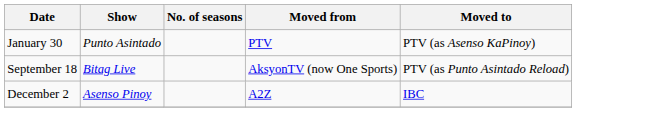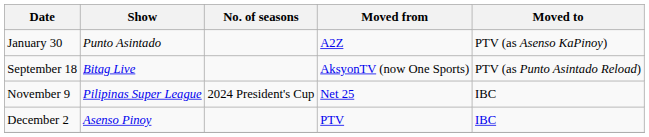(260, 43) PTV -> (332, 43) A2Z
+ row: (39, 94)
(260, 94) A2Z -> (332, 119) PTV
